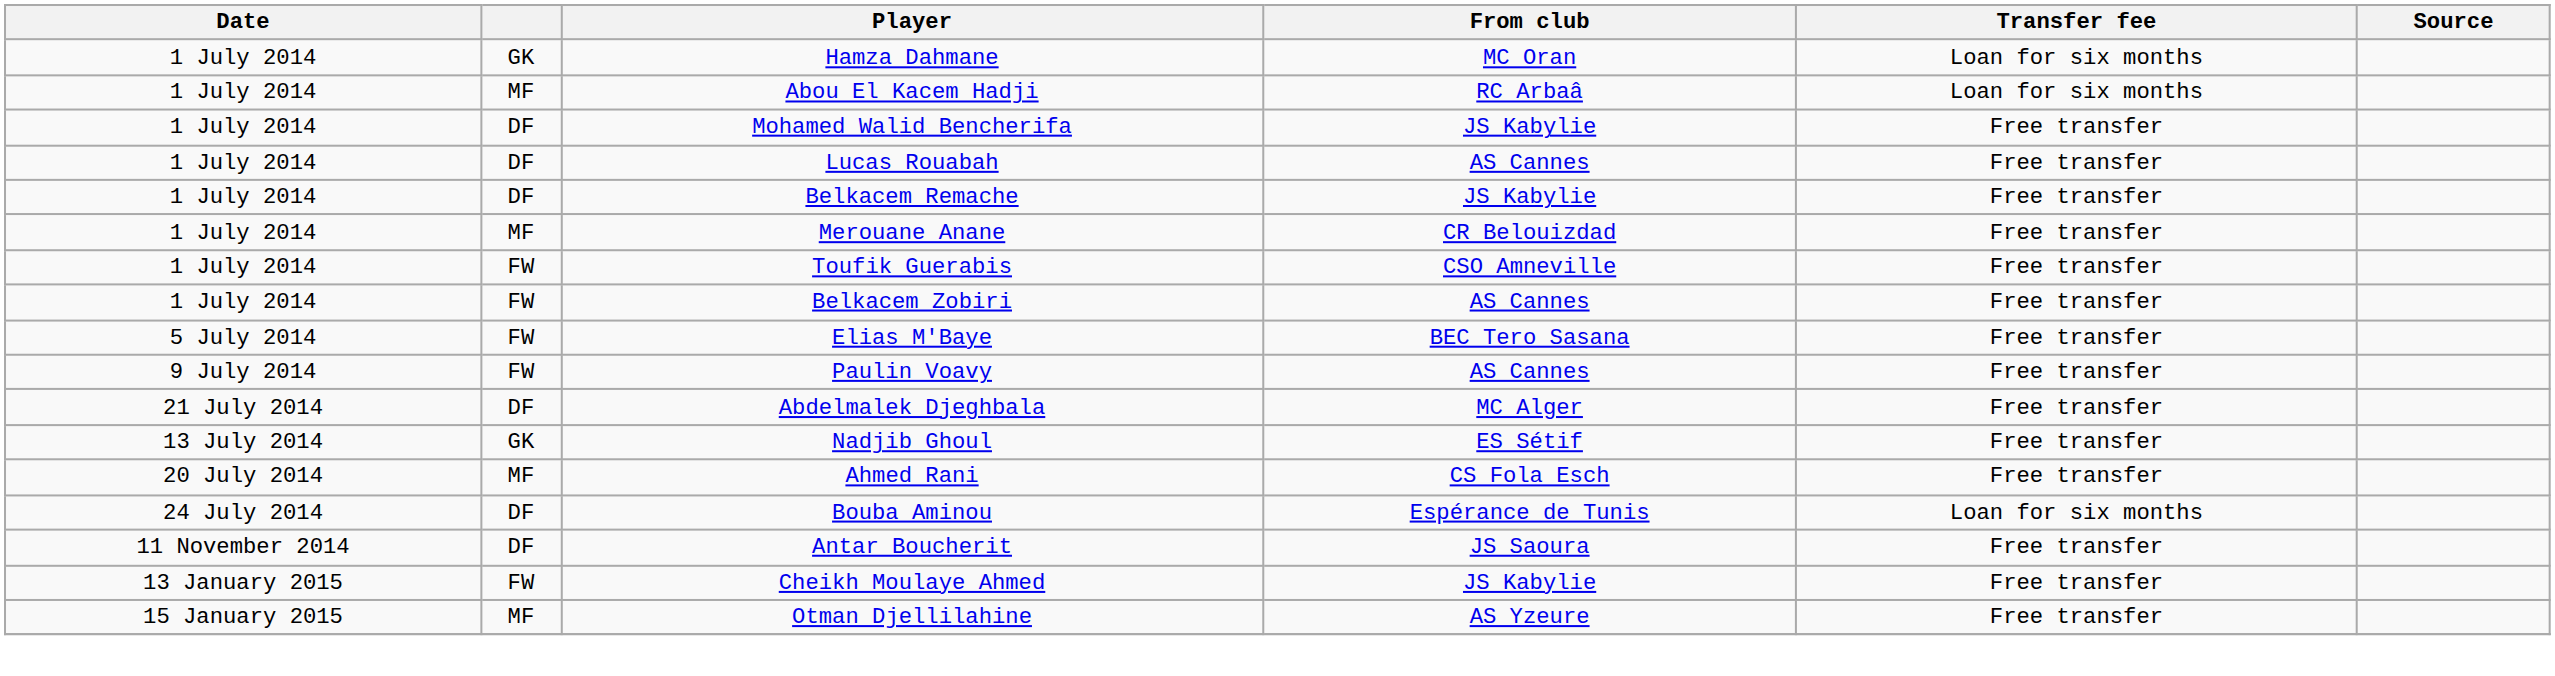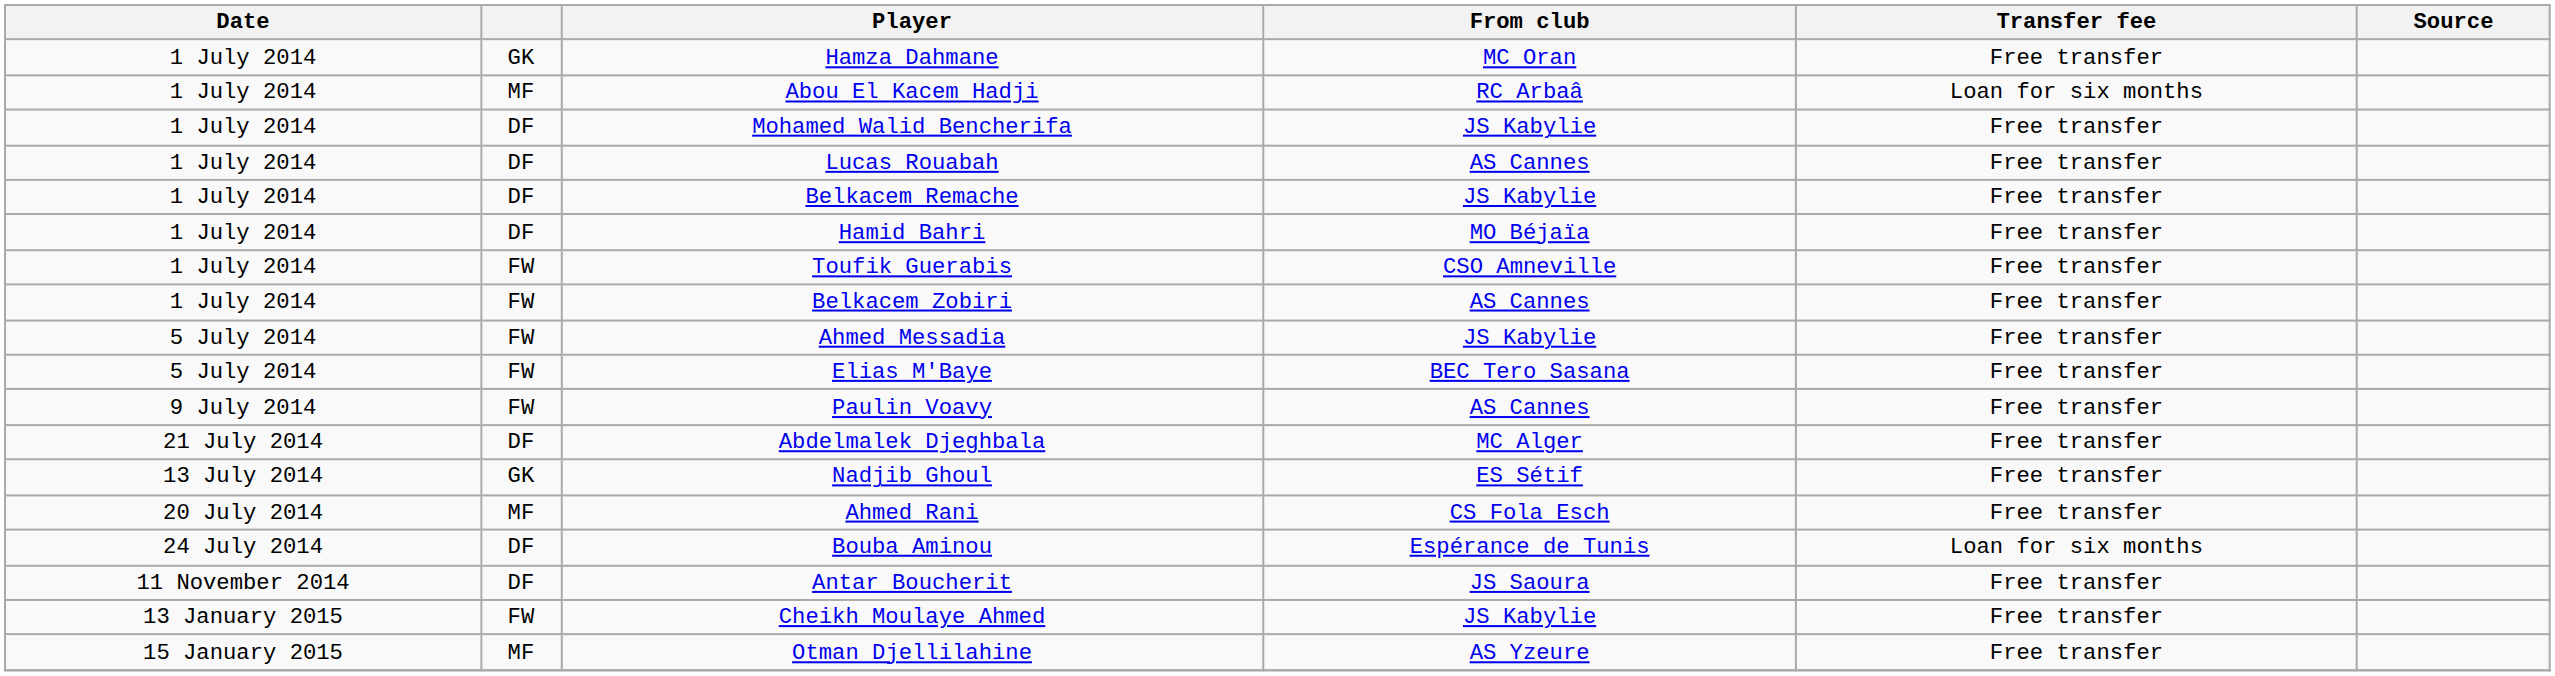(2076, 58) Loan for six months -> (2076, 58) Free transfer
+ row: (912, 232)
- row: (912, 232)
+ row: (912, 337)
